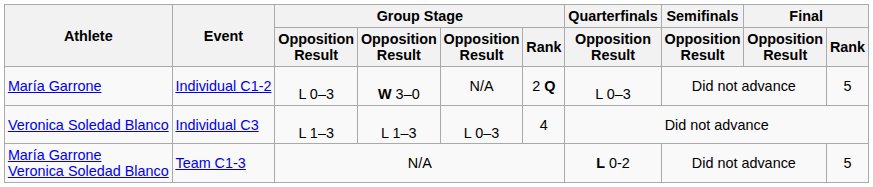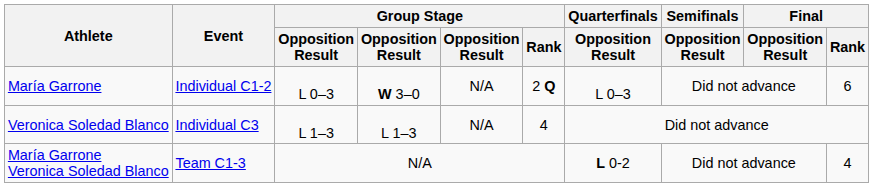(848, 86) 5 -> (848, 86) 6
(482, 133) L 0–3 -> (482, 125) N/A
(848, 163) 5 -> (848, 163) 4
